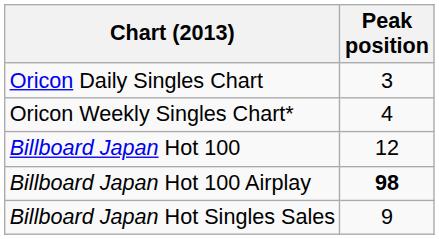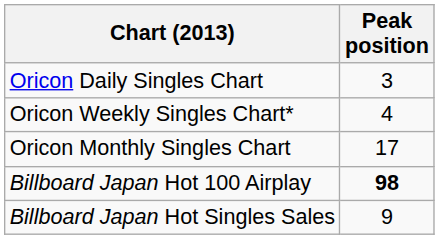+ row: (150, 148)
- row: (125, 148)
